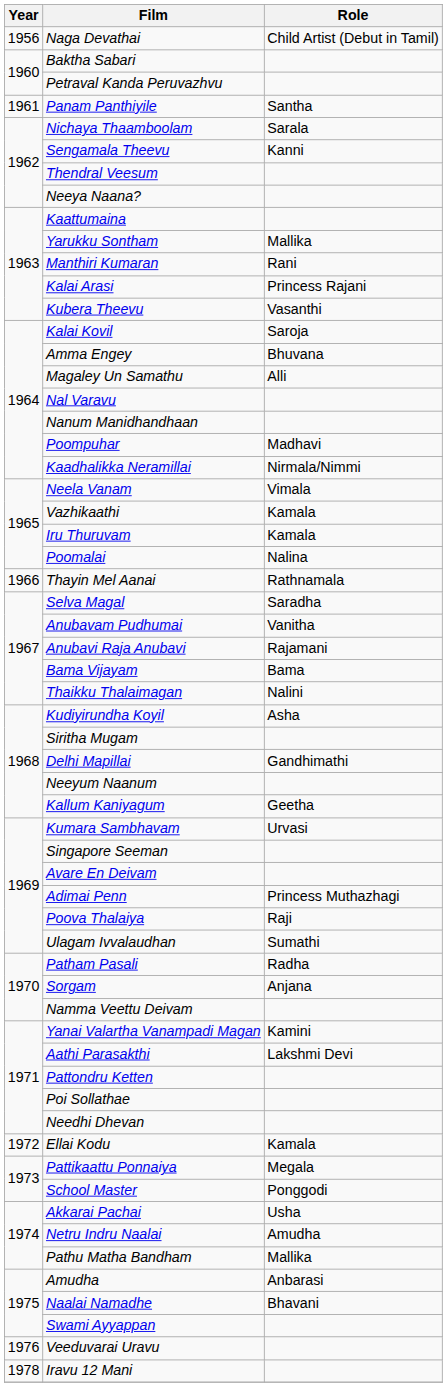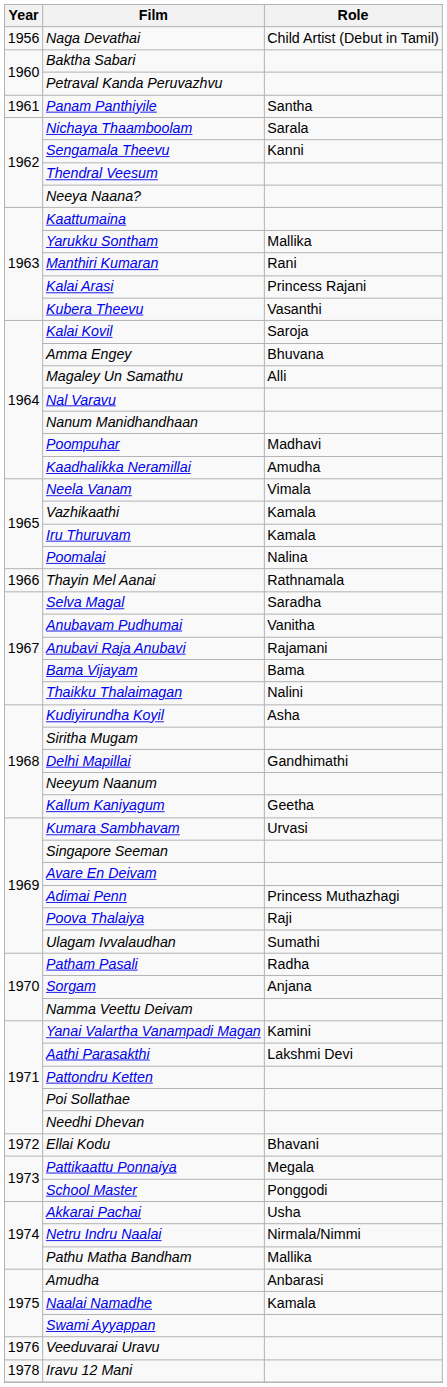(314, 467) Nirmala/Nimmi -> (294, 467) Amudha
(291, 1144) Kamala -> (293, 1144) Bhavani
(294, 1235) Amudha -> (314, 1235) Nirmala/Nimmi
(293, 1303) Bhavani -> (291, 1303) Kamala
